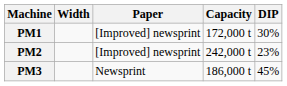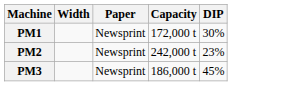(148, 33) [Improved] newsprint -> (120, 33) Newsprint
(148, 52) [Improved] newsprint -> (120, 52) Newsprint
